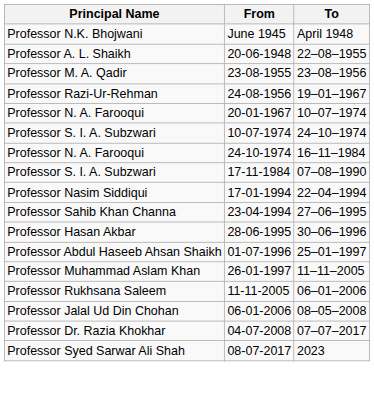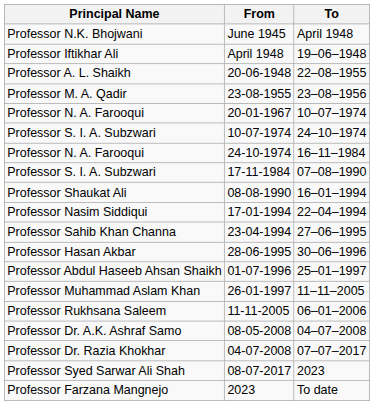+ row: (63, 53)
- row: (83, 93)
+ row: (67, 192)
- row: (93, 311)
+ row: (94, 331)
+ row: (88, 390)
